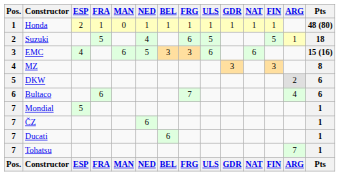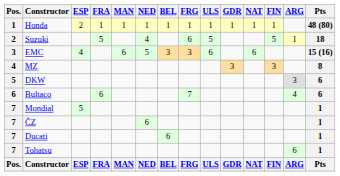(124, 24) 0 -> (124, 24) 1
(295, 80) 2 -> (295, 80) 3
(295, 150) 7 -> (295, 150) 6
